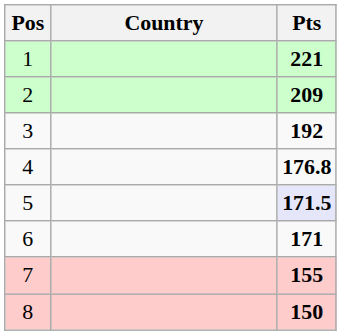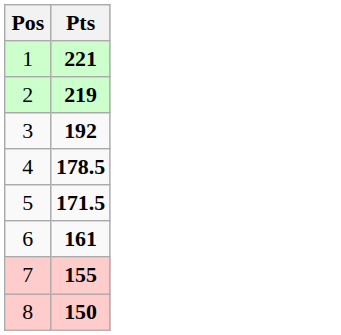- column: (164, 22)
(307, 94) 209 -> (81, 94) 219
(307, 167) 176.8 -> (81, 167) 178.5
(307, 203) lavender background -> (81, 203) no background
(307, 239) 171 -> (81, 239) 161
